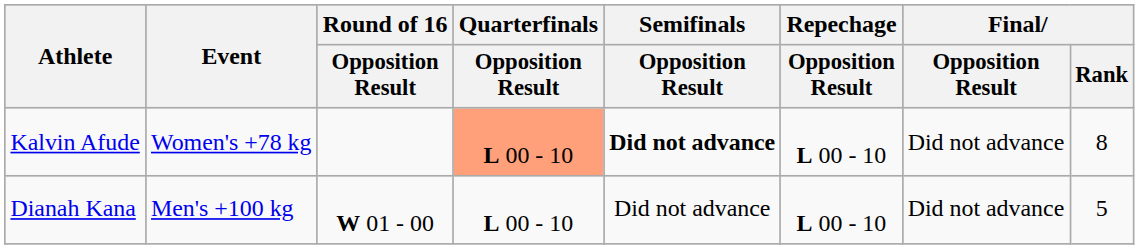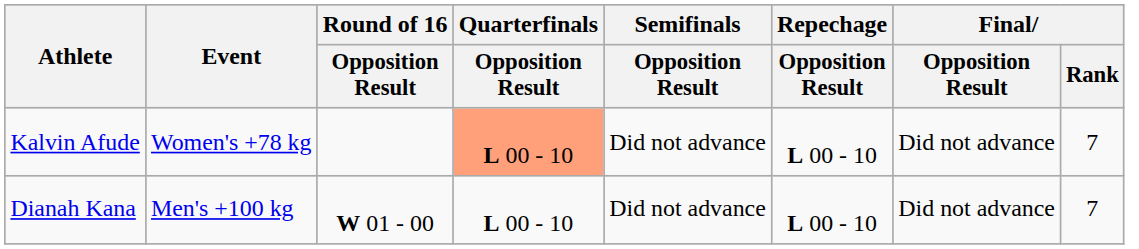(692, 141) bold -> (688, 141) normal
(1102, 141) 8 -> (1092, 141) 7
(1102, 209) 5 -> (1092, 209) 7
